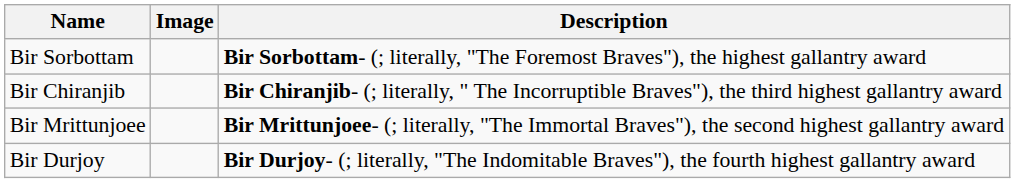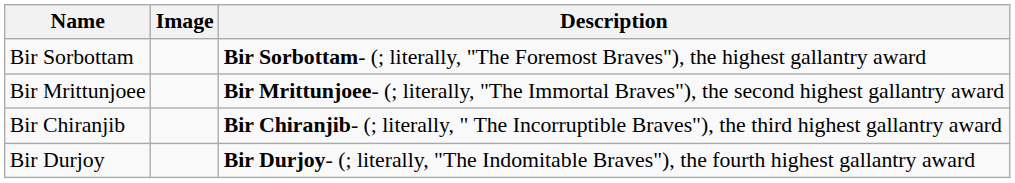rows swapped: (78, 125) <-> (67, 90)
